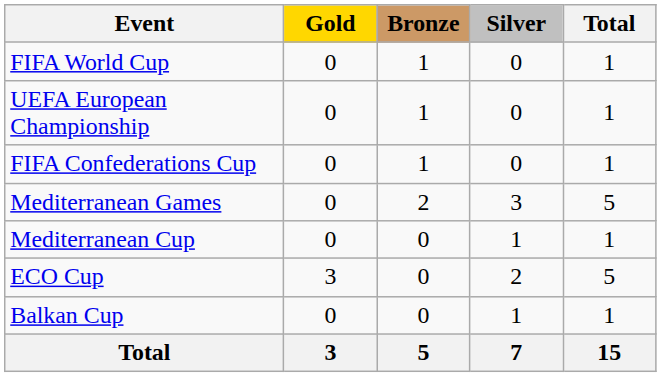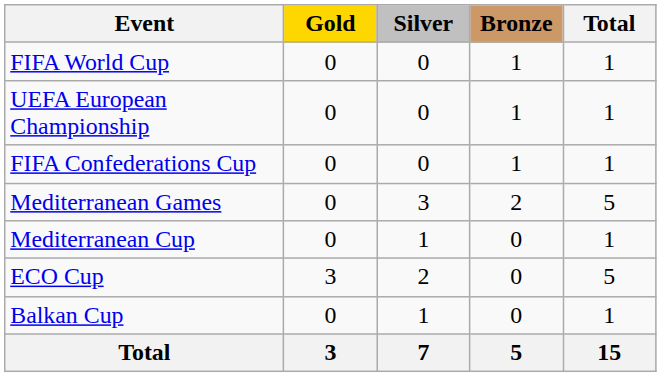columns swapped: (516, 23) <-> (423, 23)
